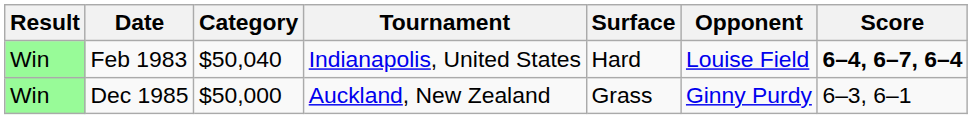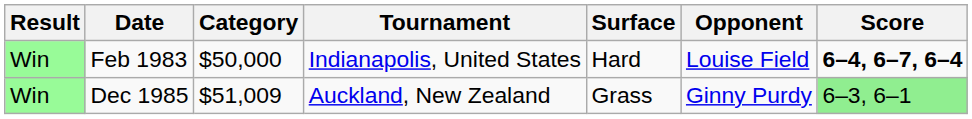(240, 58) $50,040 -> (240, 58) $50,000
(240, 95) $50,000 -> (240, 95) $51,009
(867, 95) no background -> (867, 95) lightgreen background
